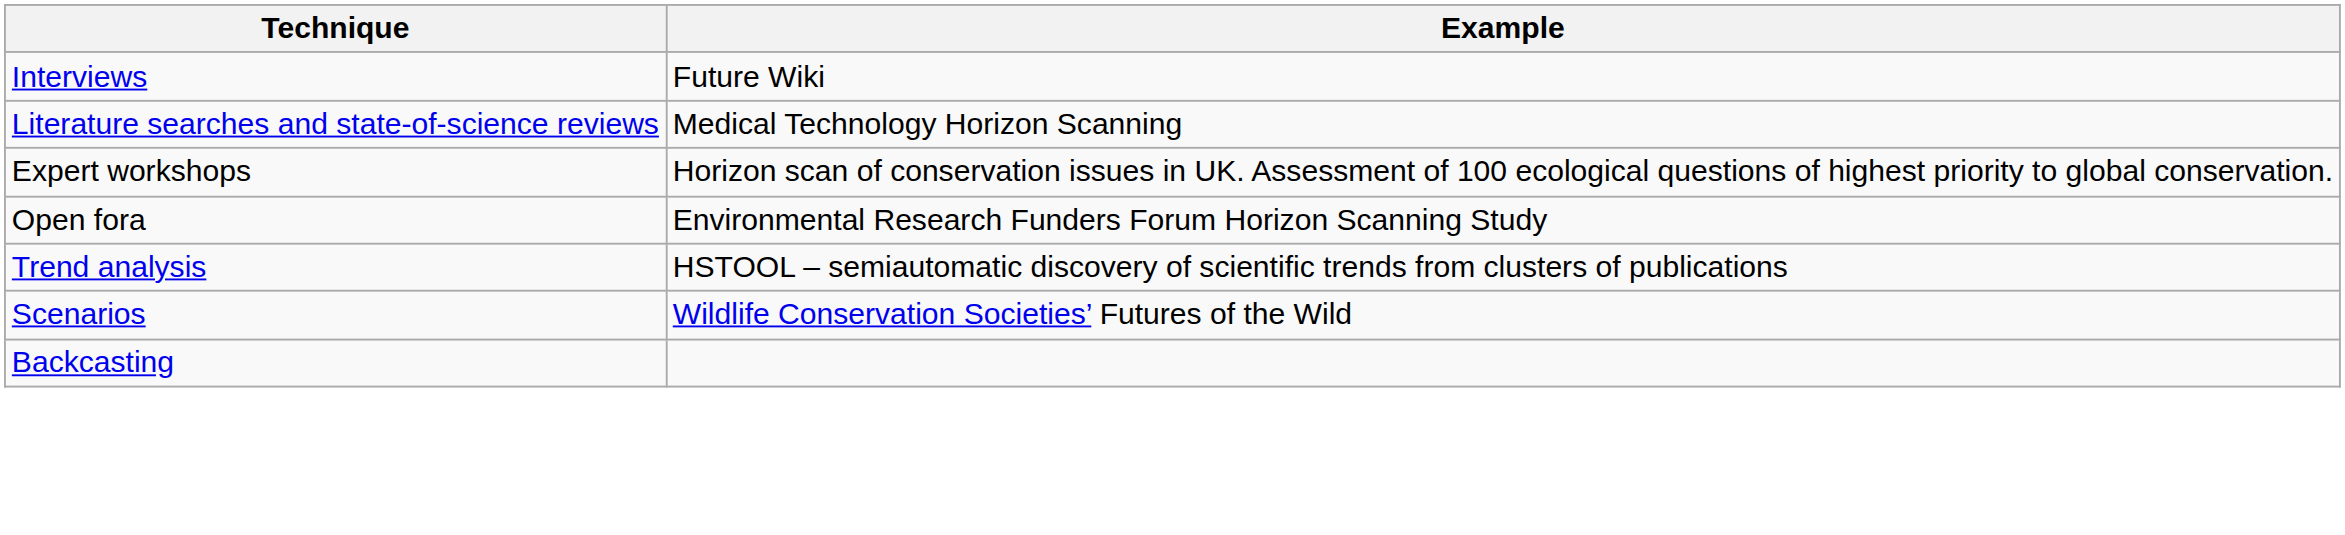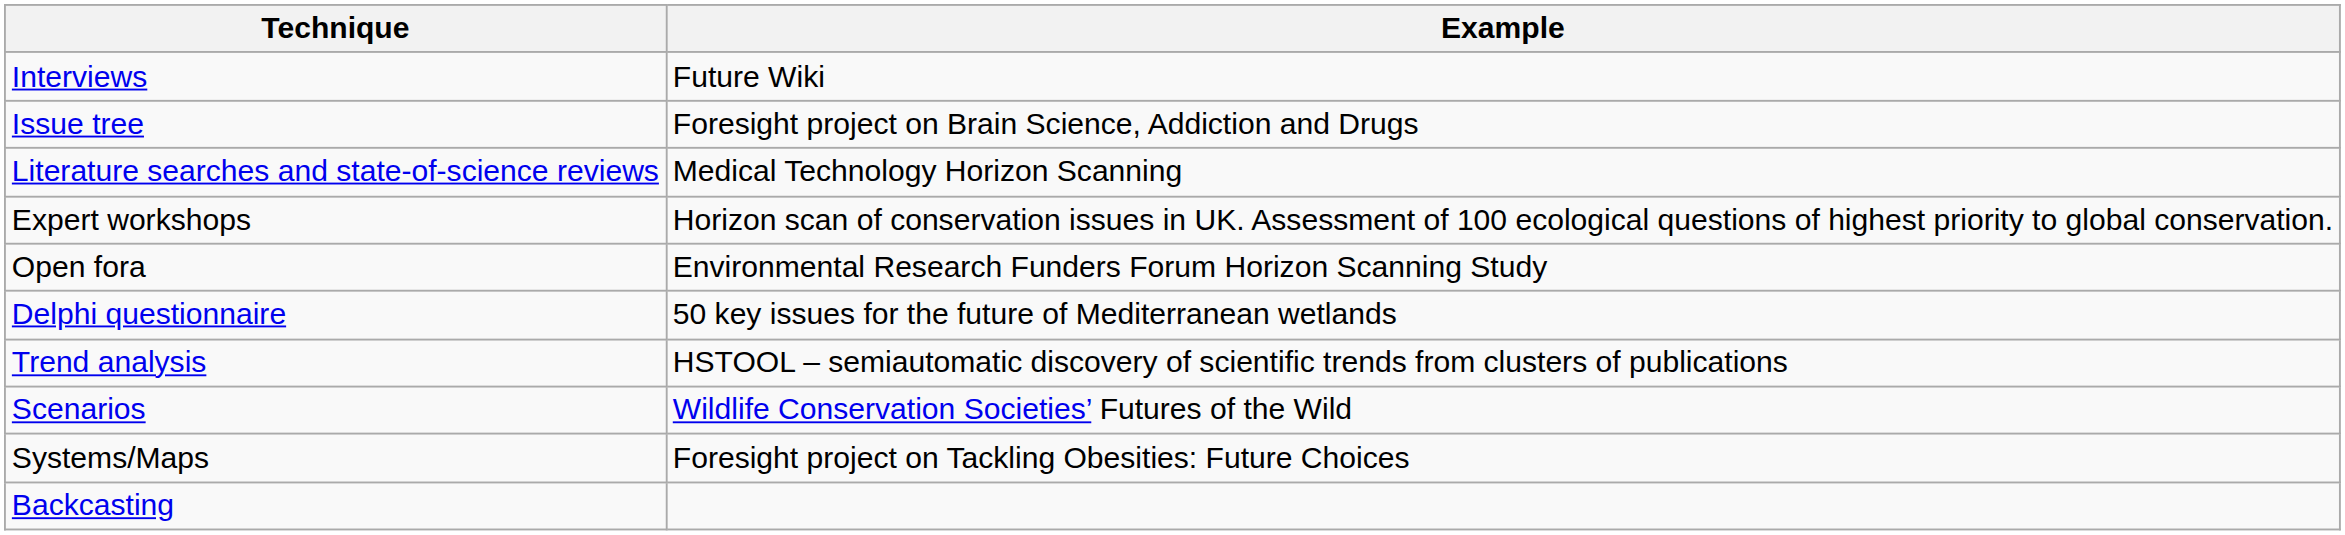+ row: (78, 123)
+ row: (149, 314)
+ row: (110, 457)
